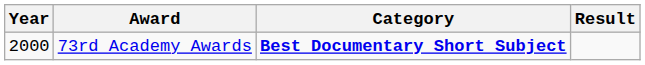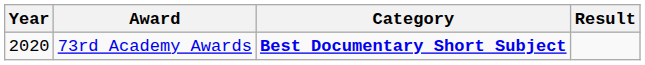(29, 46) 2000 -> (29, 46) 2020
